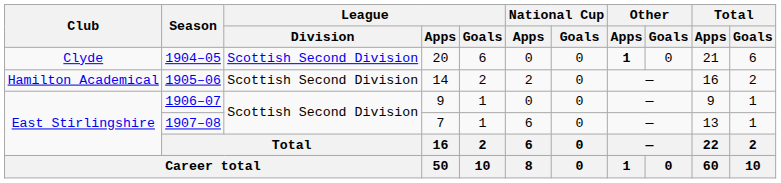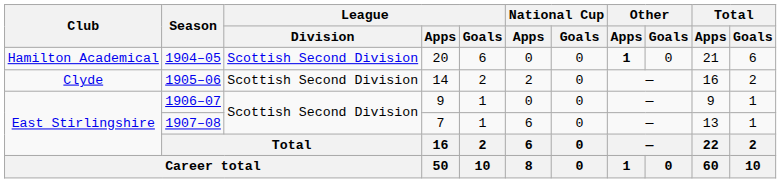(83, 59) Clyde -> (83, 59) Hamilton Academical
(83, 80) Hamilton Academical -> (83, 80) Clyde
